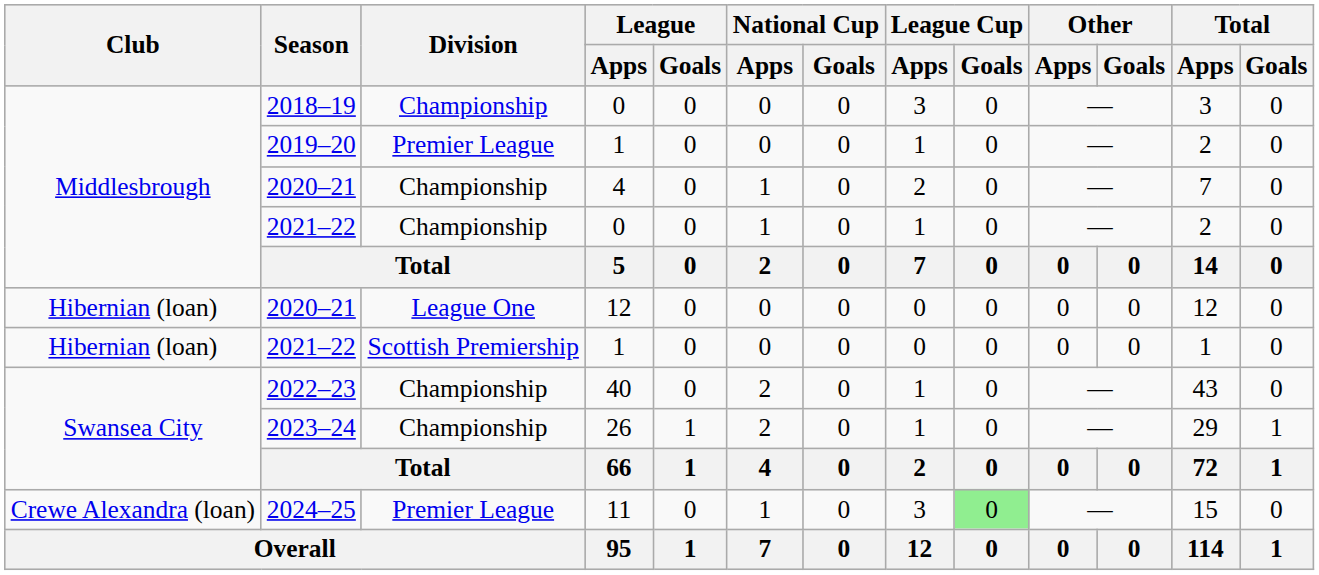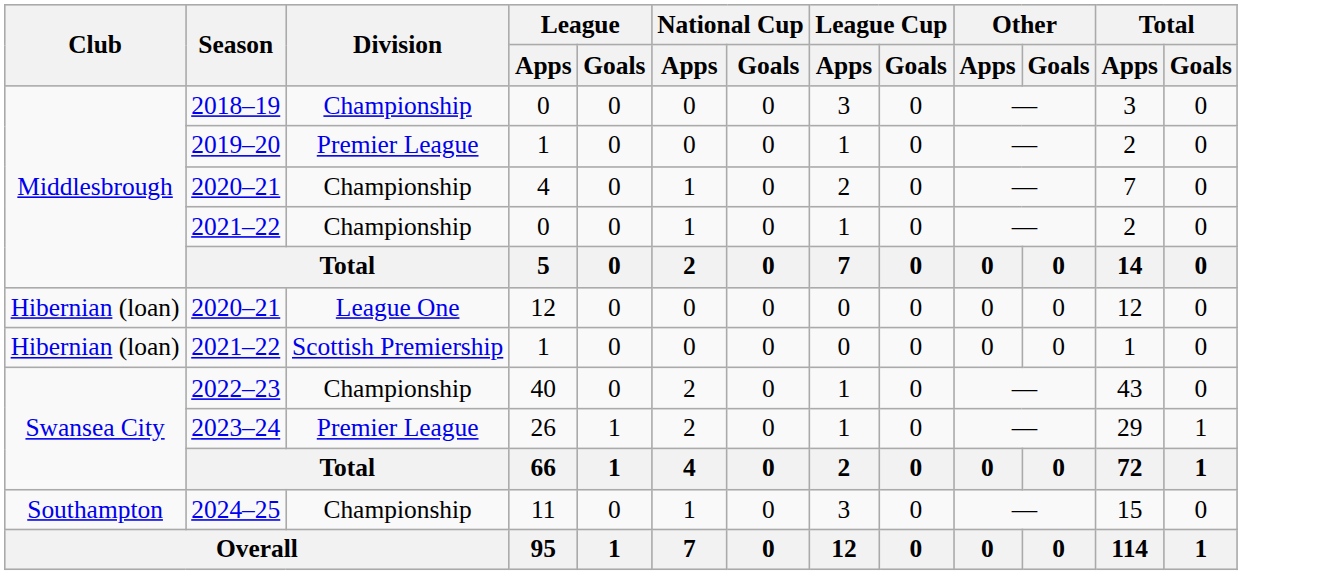(473, 428) Championship -> (398, 428) Premier League
(133, 508) Crewe Alexandra (loan) -> (95, 508) Southampton
(473, 508) Premier League -> (398, 508) Championship
(991, 508) lightgreen background -> (916, 508) no background
